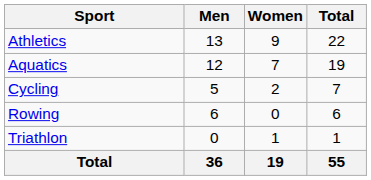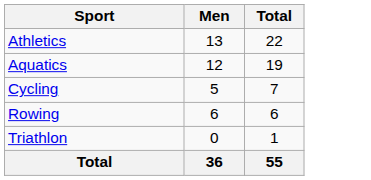- column: (275, 16)
